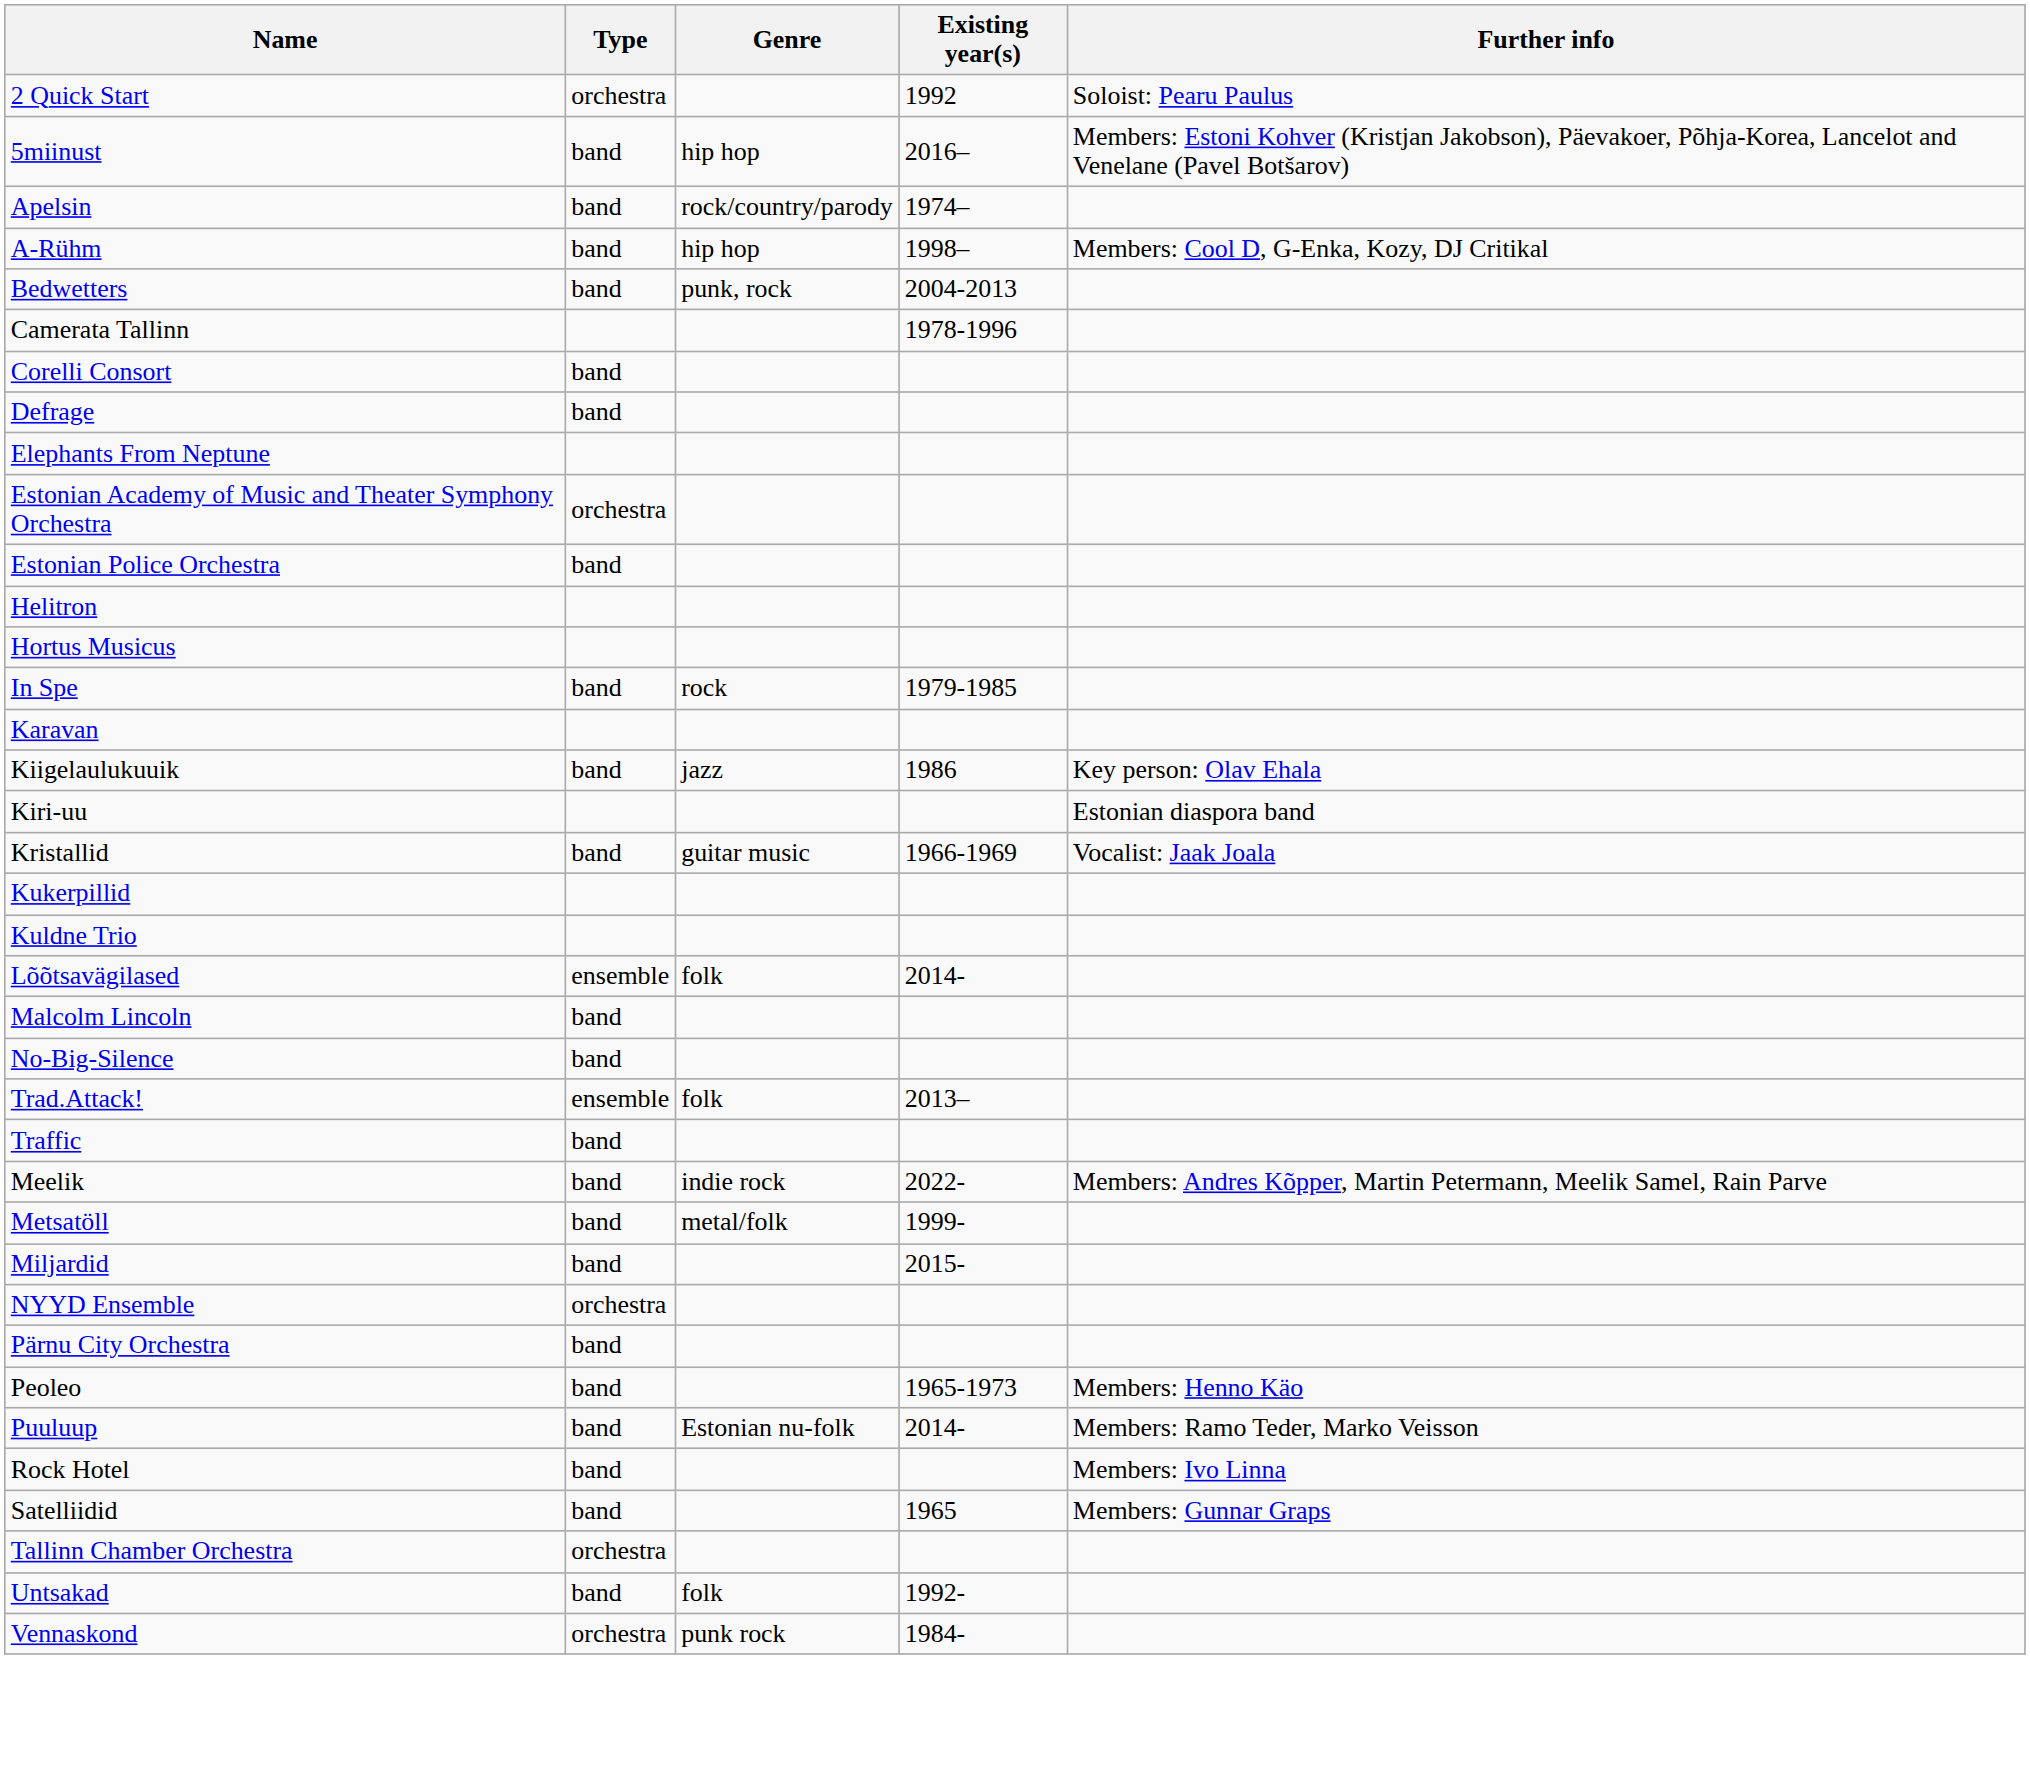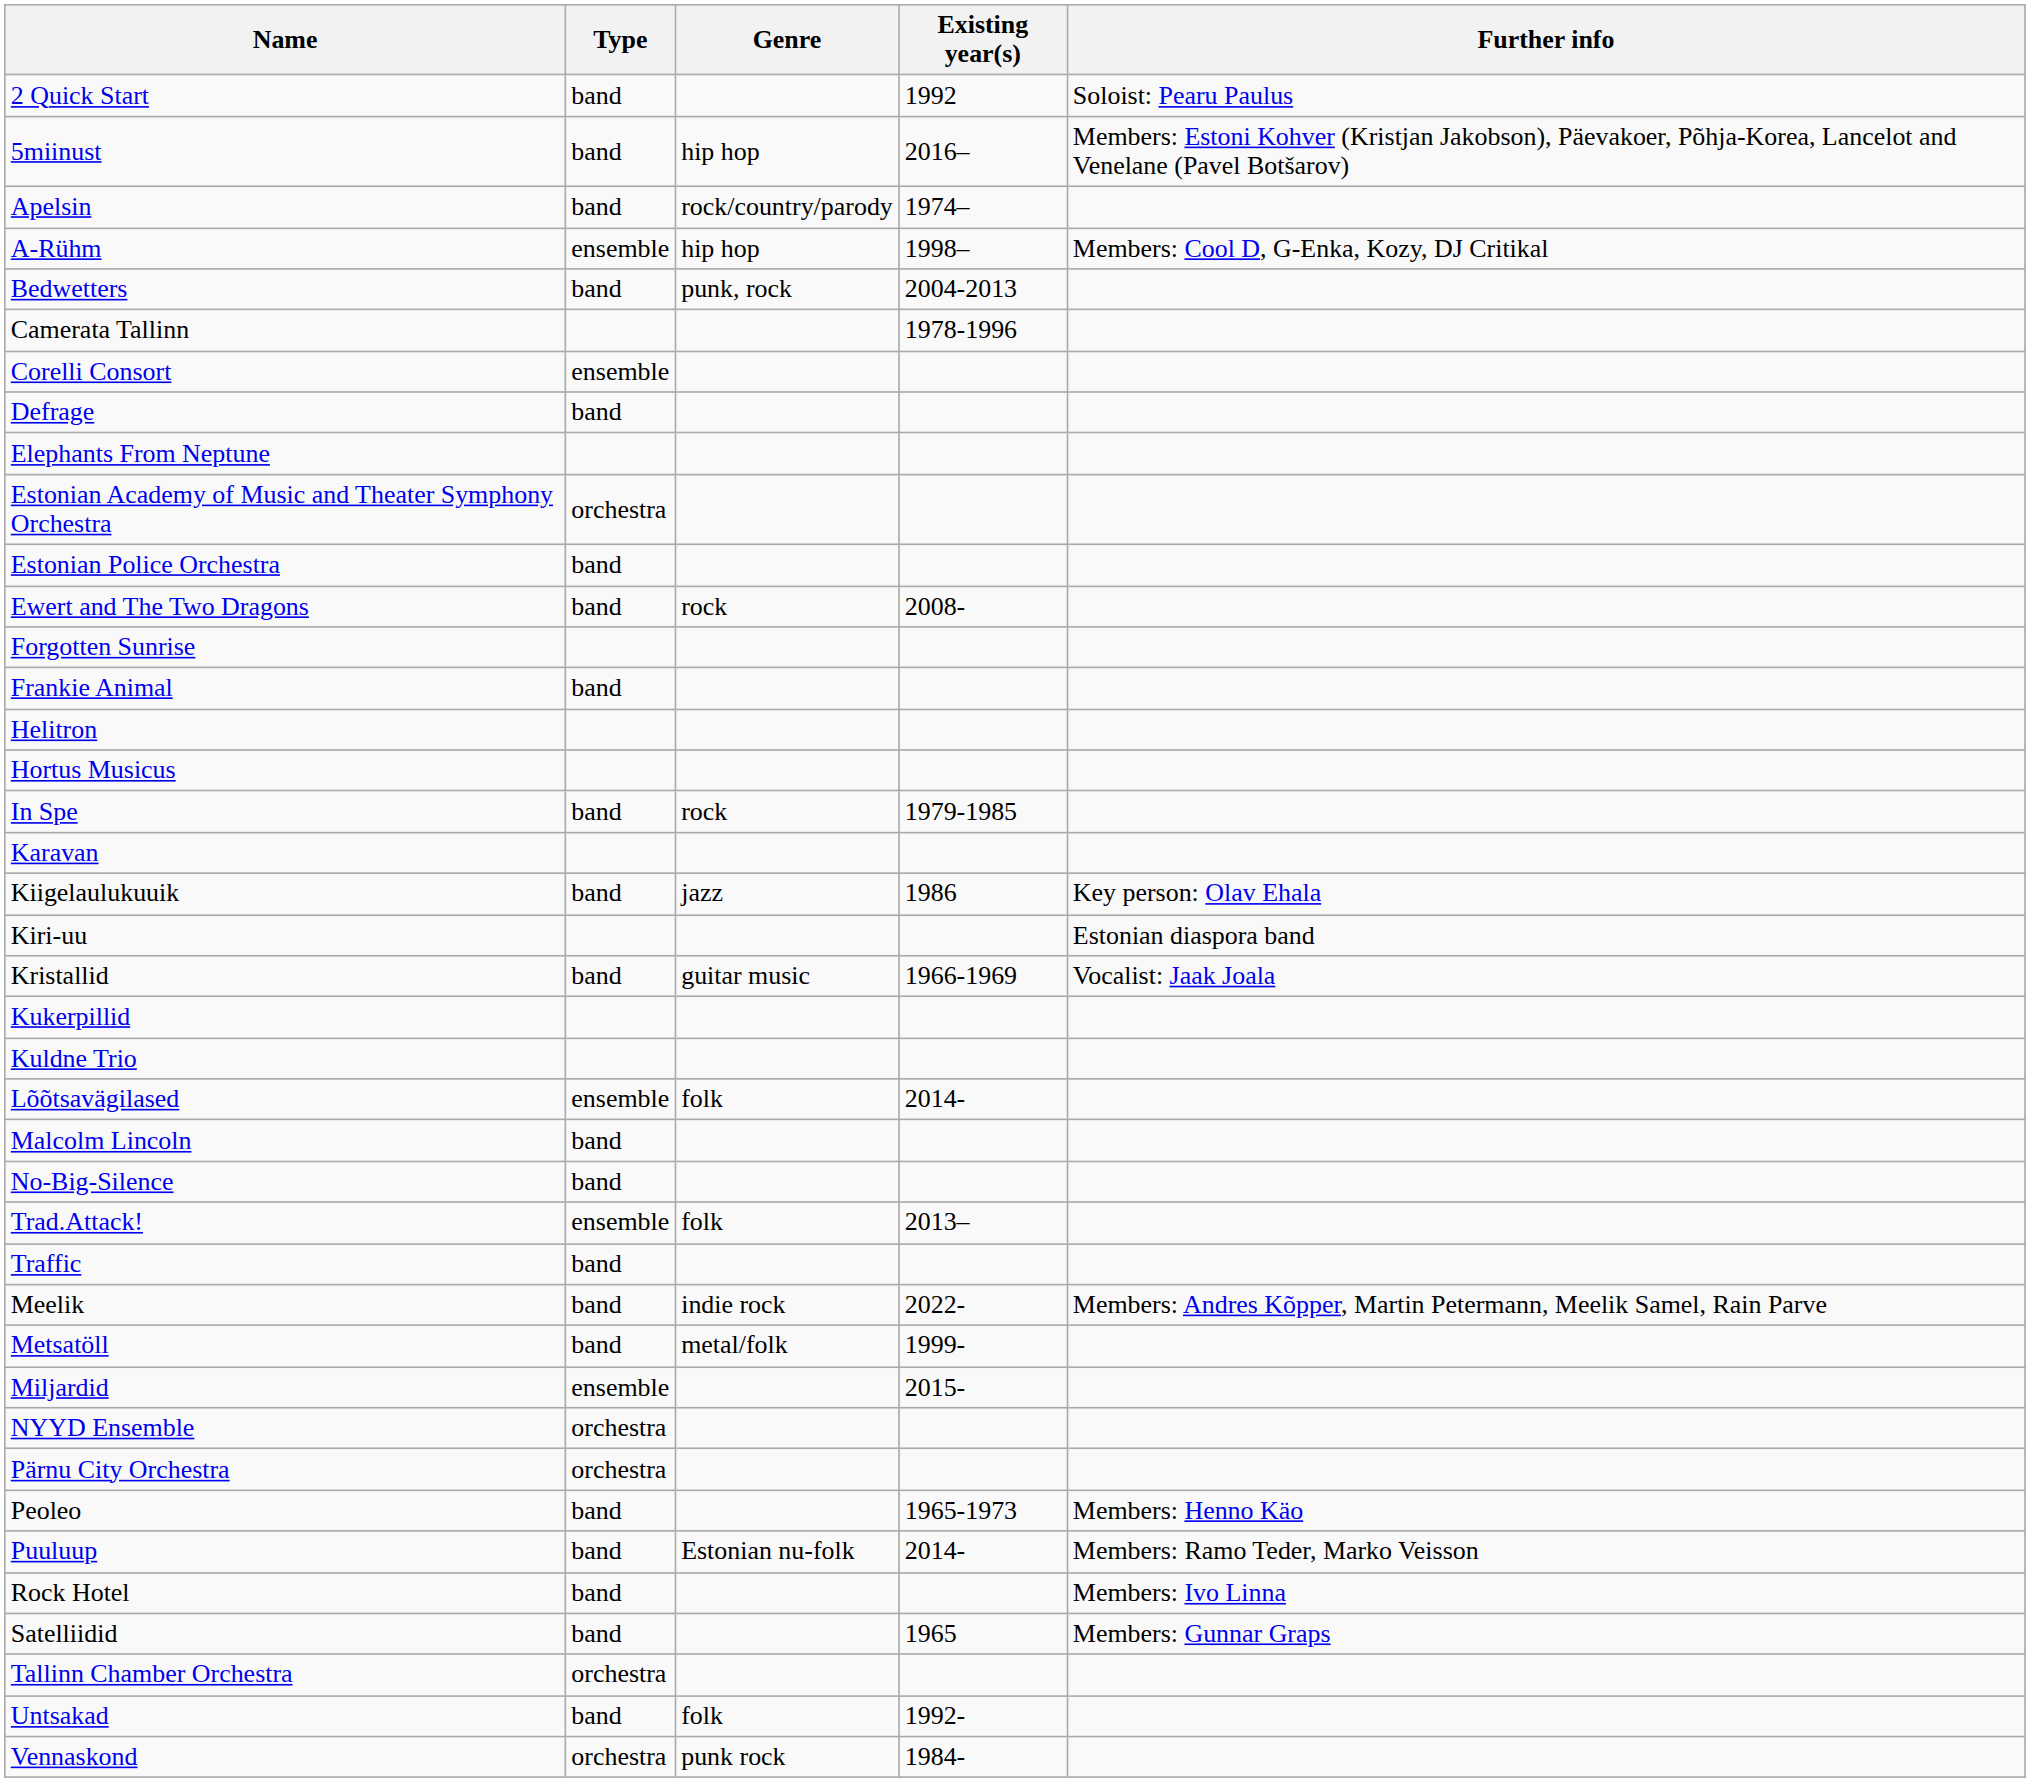(619, 95) orchestra -> (597, 95) band
(597, 247) band -> (620, 247) ensemble
(597, 371) band -> (620, 371) ensemble
+ row: (160, 605)
+ row: (103, 646)
+ row: (92, 688)
(597, 1263) band -> (620, 1386) ensemble
(597, 1345) band -> (619, 1469) orchestra
